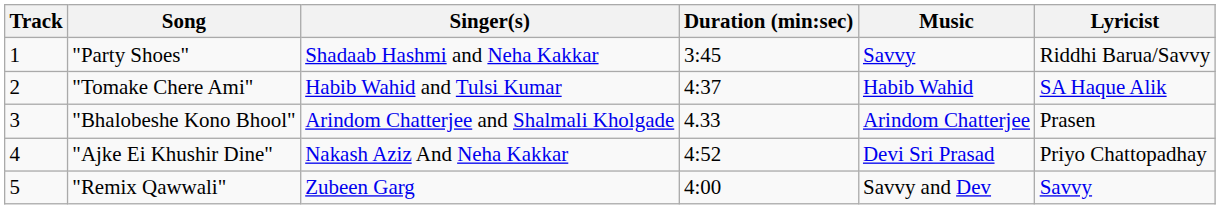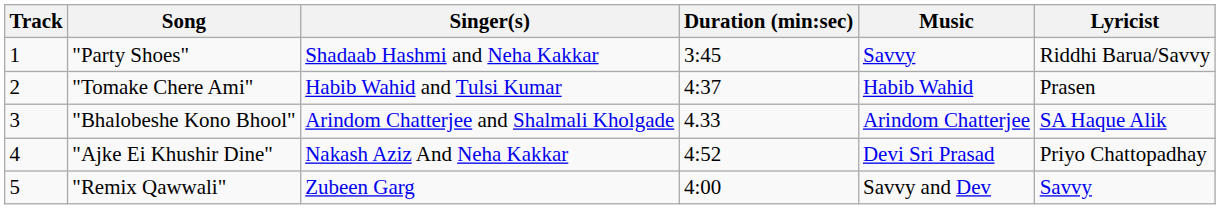(1103, 87) SA Haque Alik -> (1068, 87) Prasen
(1068, 120) Prasen -> (1103, 120) SA Haque Alik
